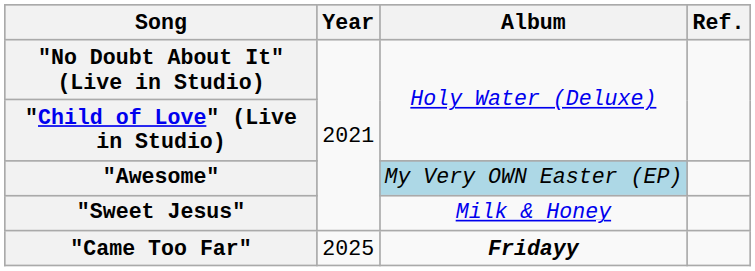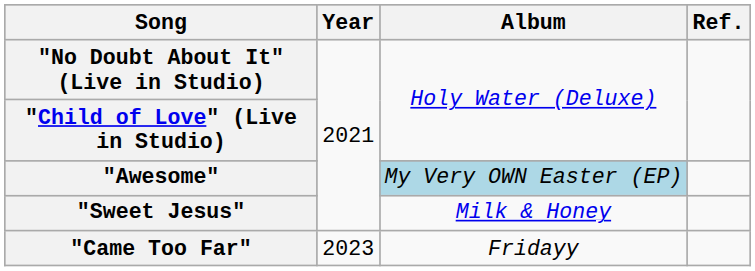(348, 248) 2025 -> (348, 248) 2023
(533, 248) bold -> (533, 248) normal
